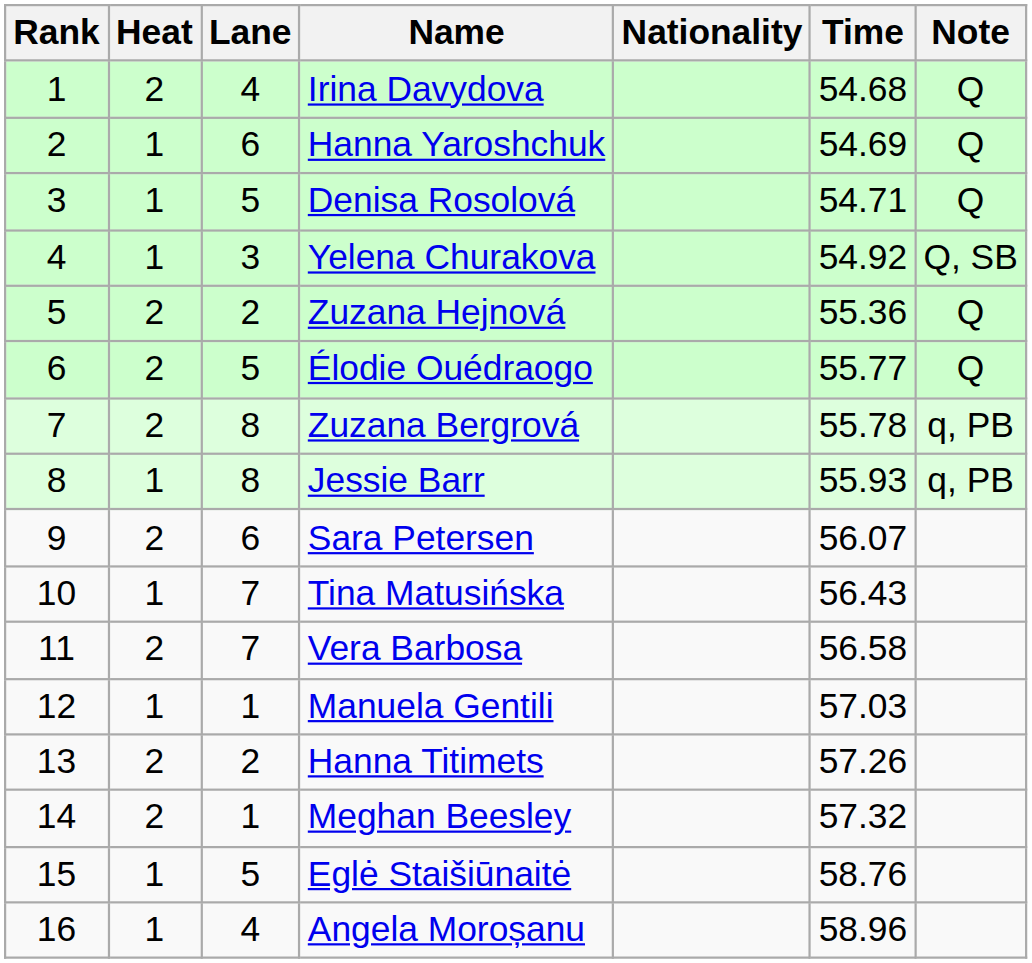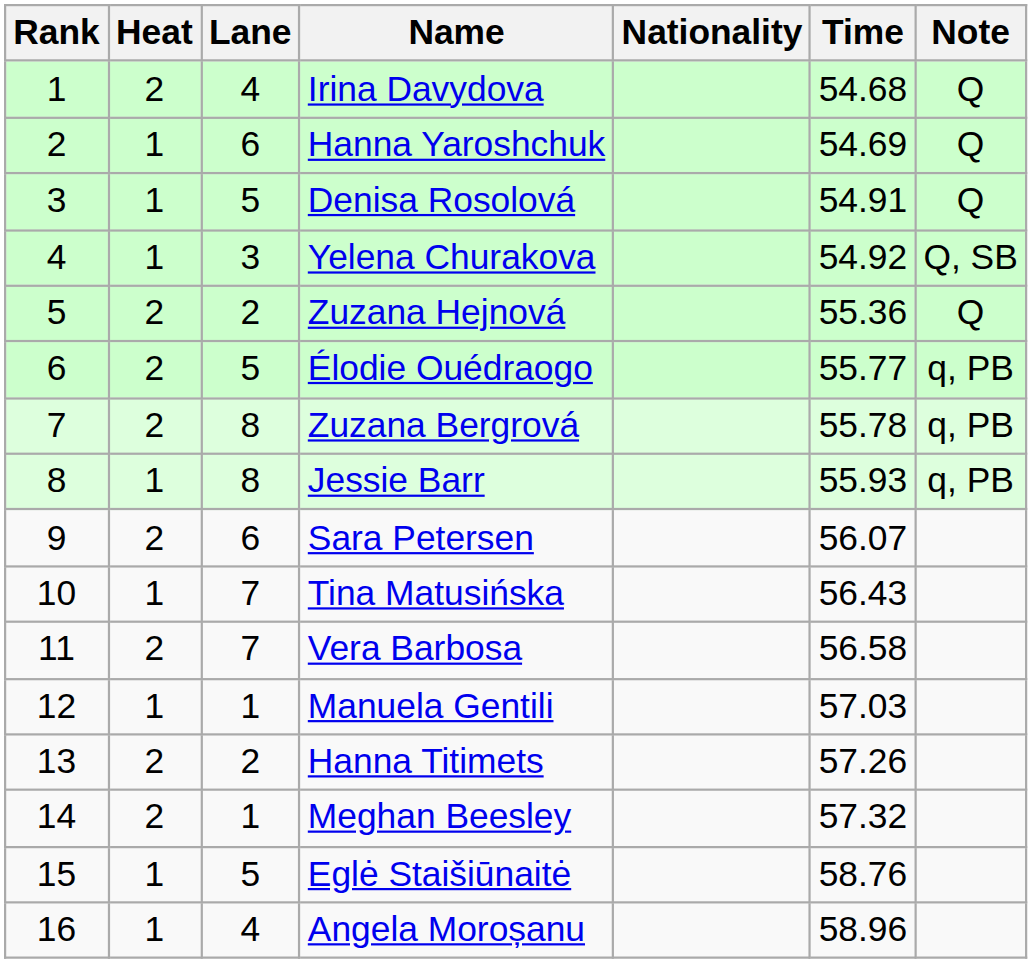(863, 200) 54.71 -> (863, 200) 54.91
(971, 369) Q -> (971, 369) q, PB
